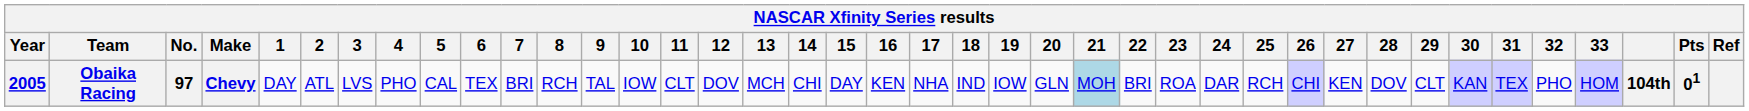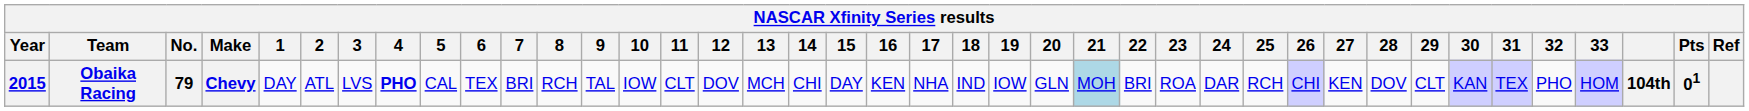(27, 83) 2005 -> (27, 83) 2015
(184, 83) 97 -> (184, 83) 79
(399, 83) normal -> (399, 83) bold
